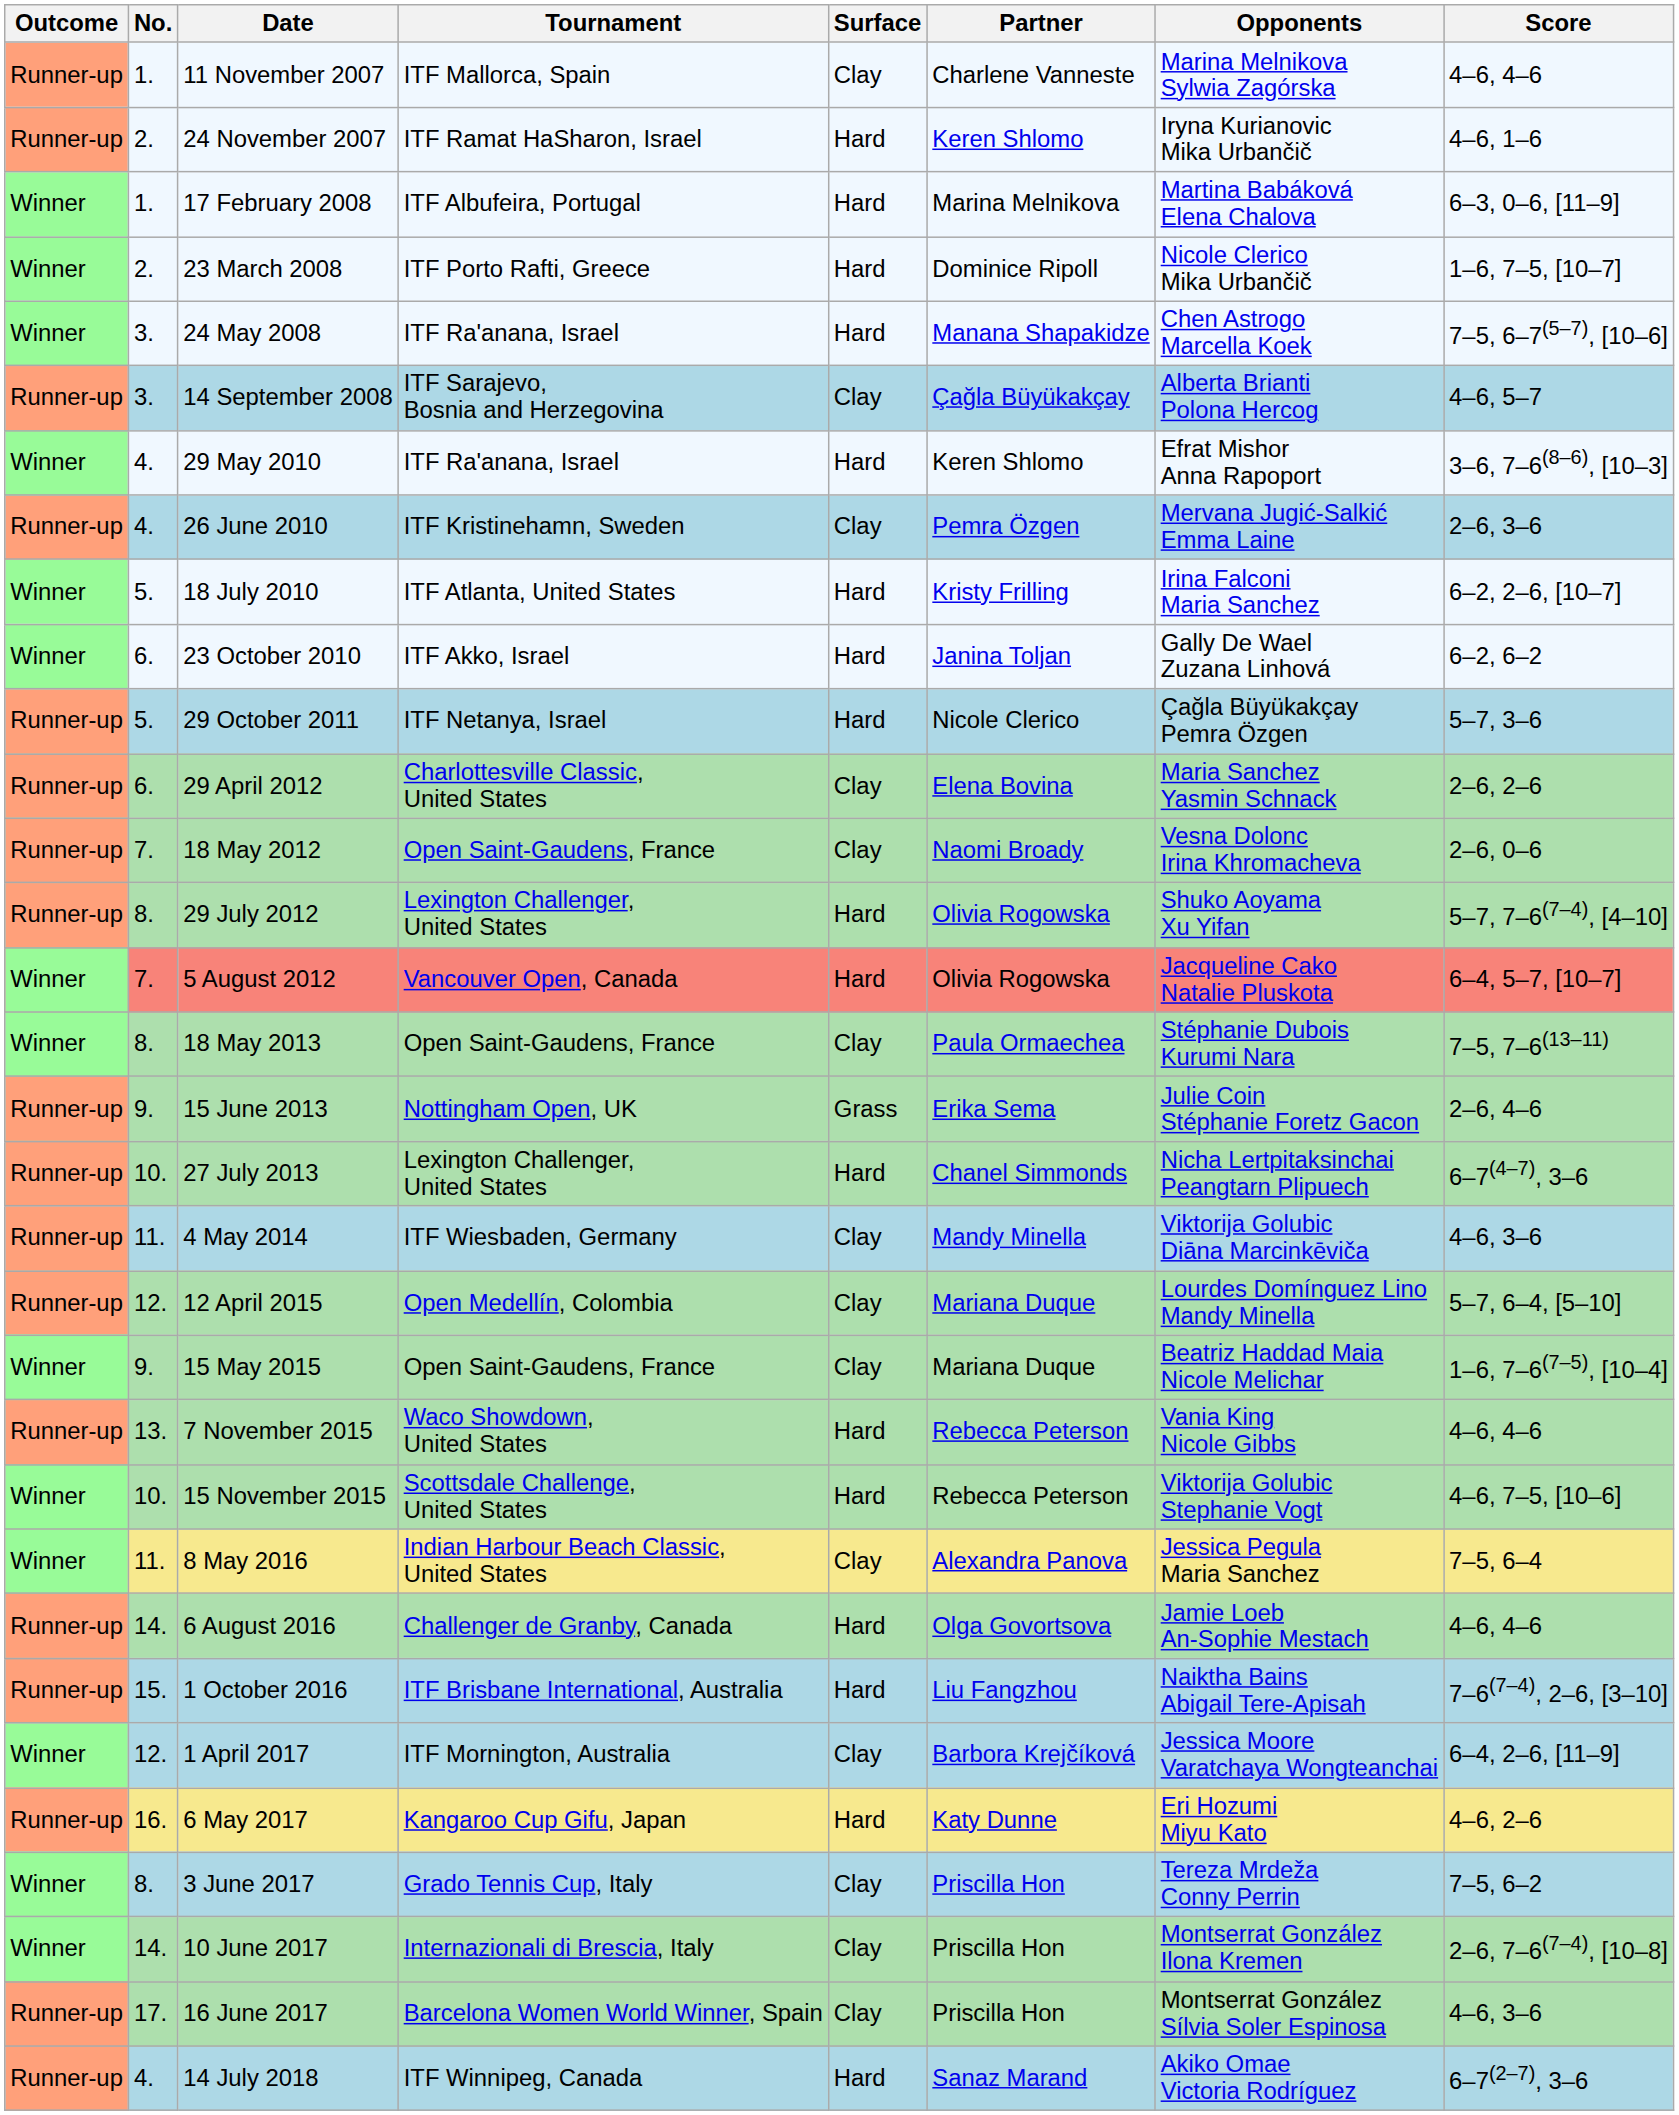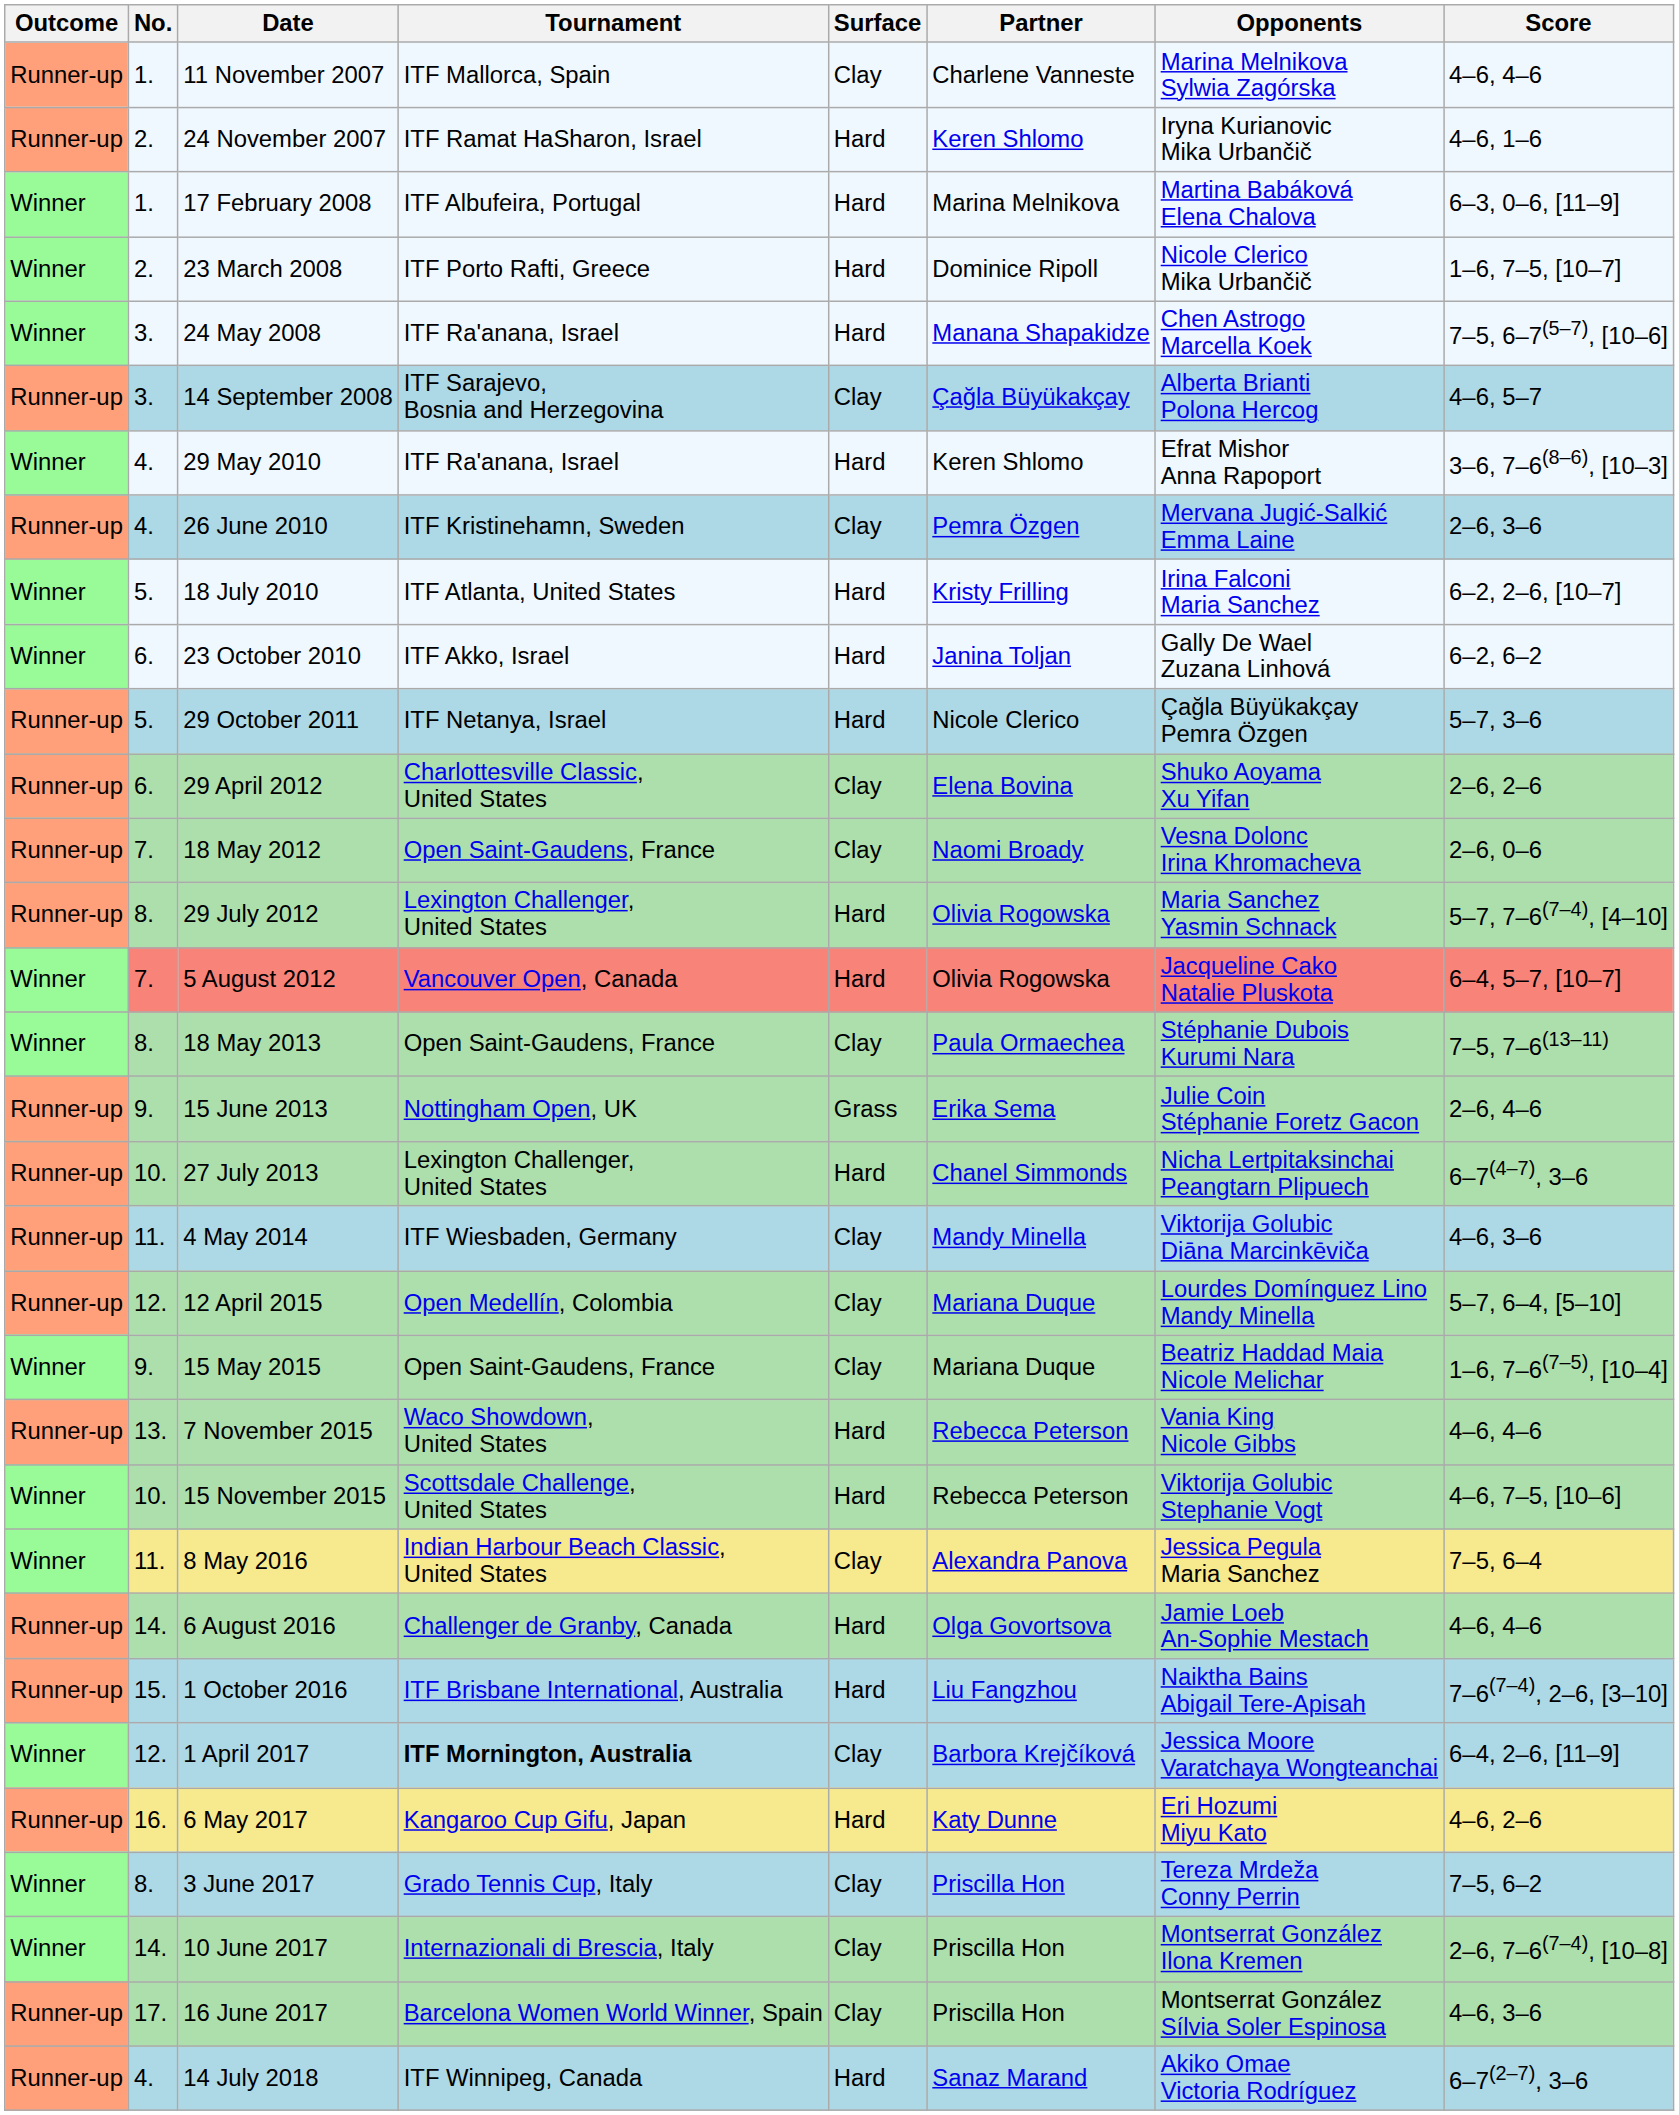(1249, 785) Maria Sanchez Yasmin Schnack -> (1241, 785) Shuko Aoyama Xu Yifan
(1241, 914) Shuko Aoyama Xu Yifan -> (1249, 914) Maria Sanchez Yasmin Schnack
(537, 1754) normal -> (548, 1754) bold
